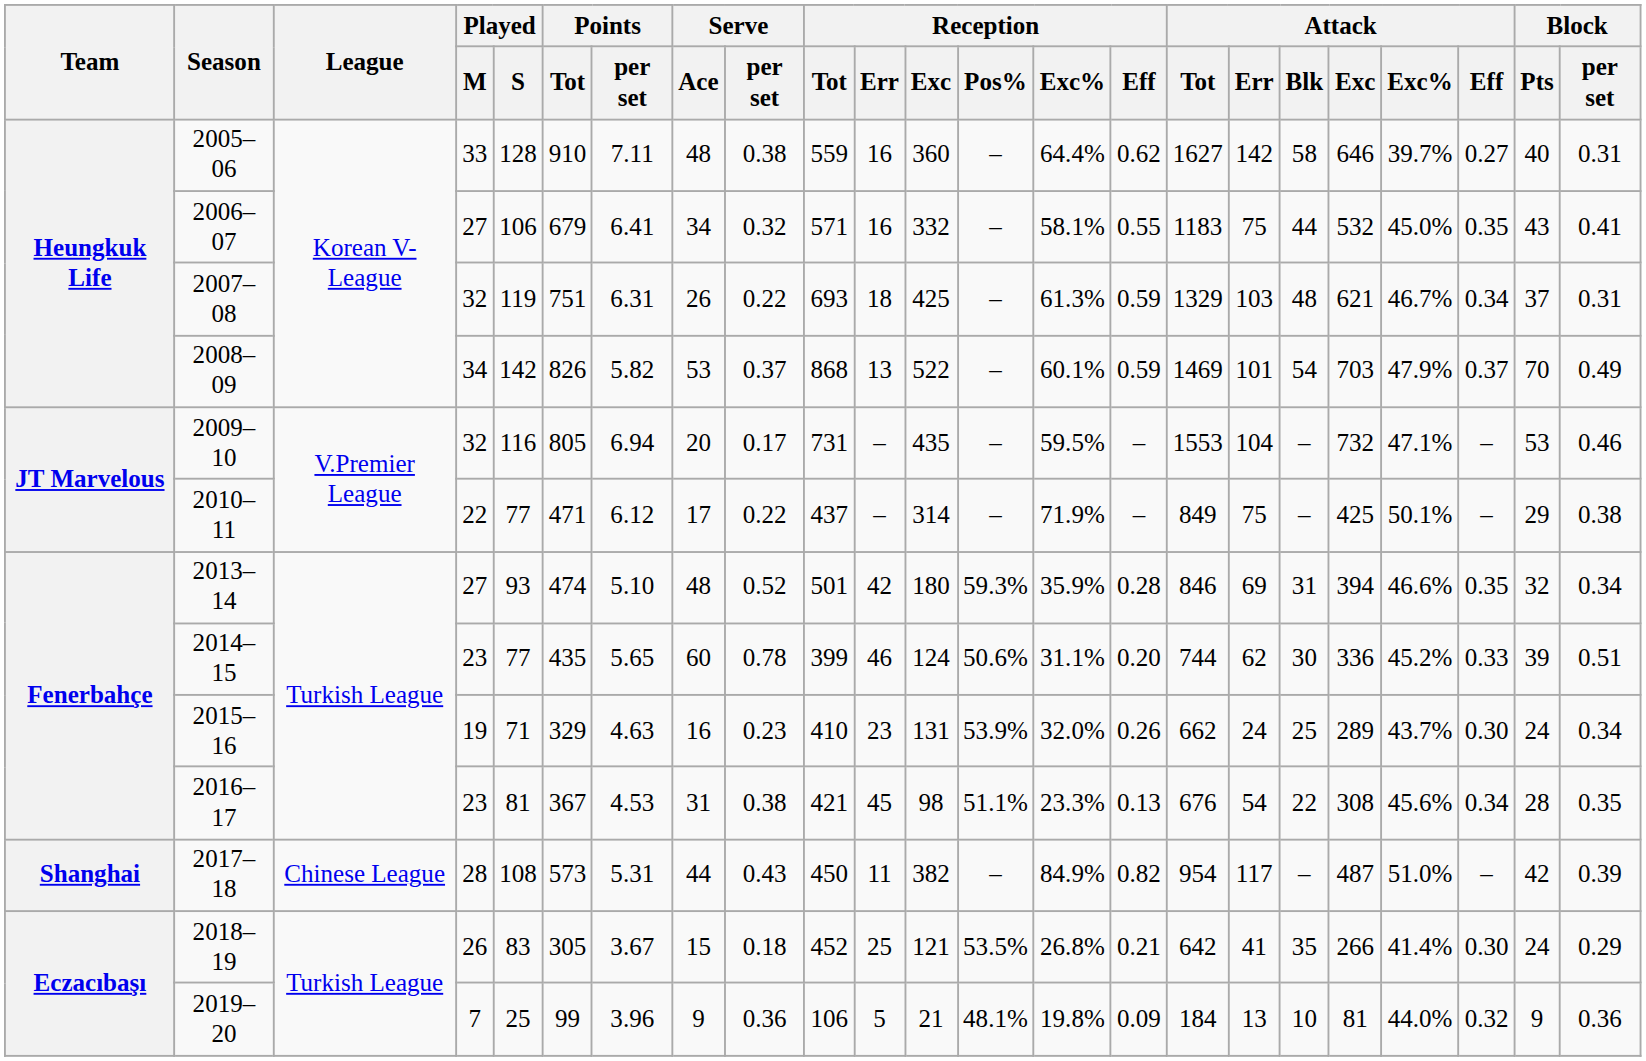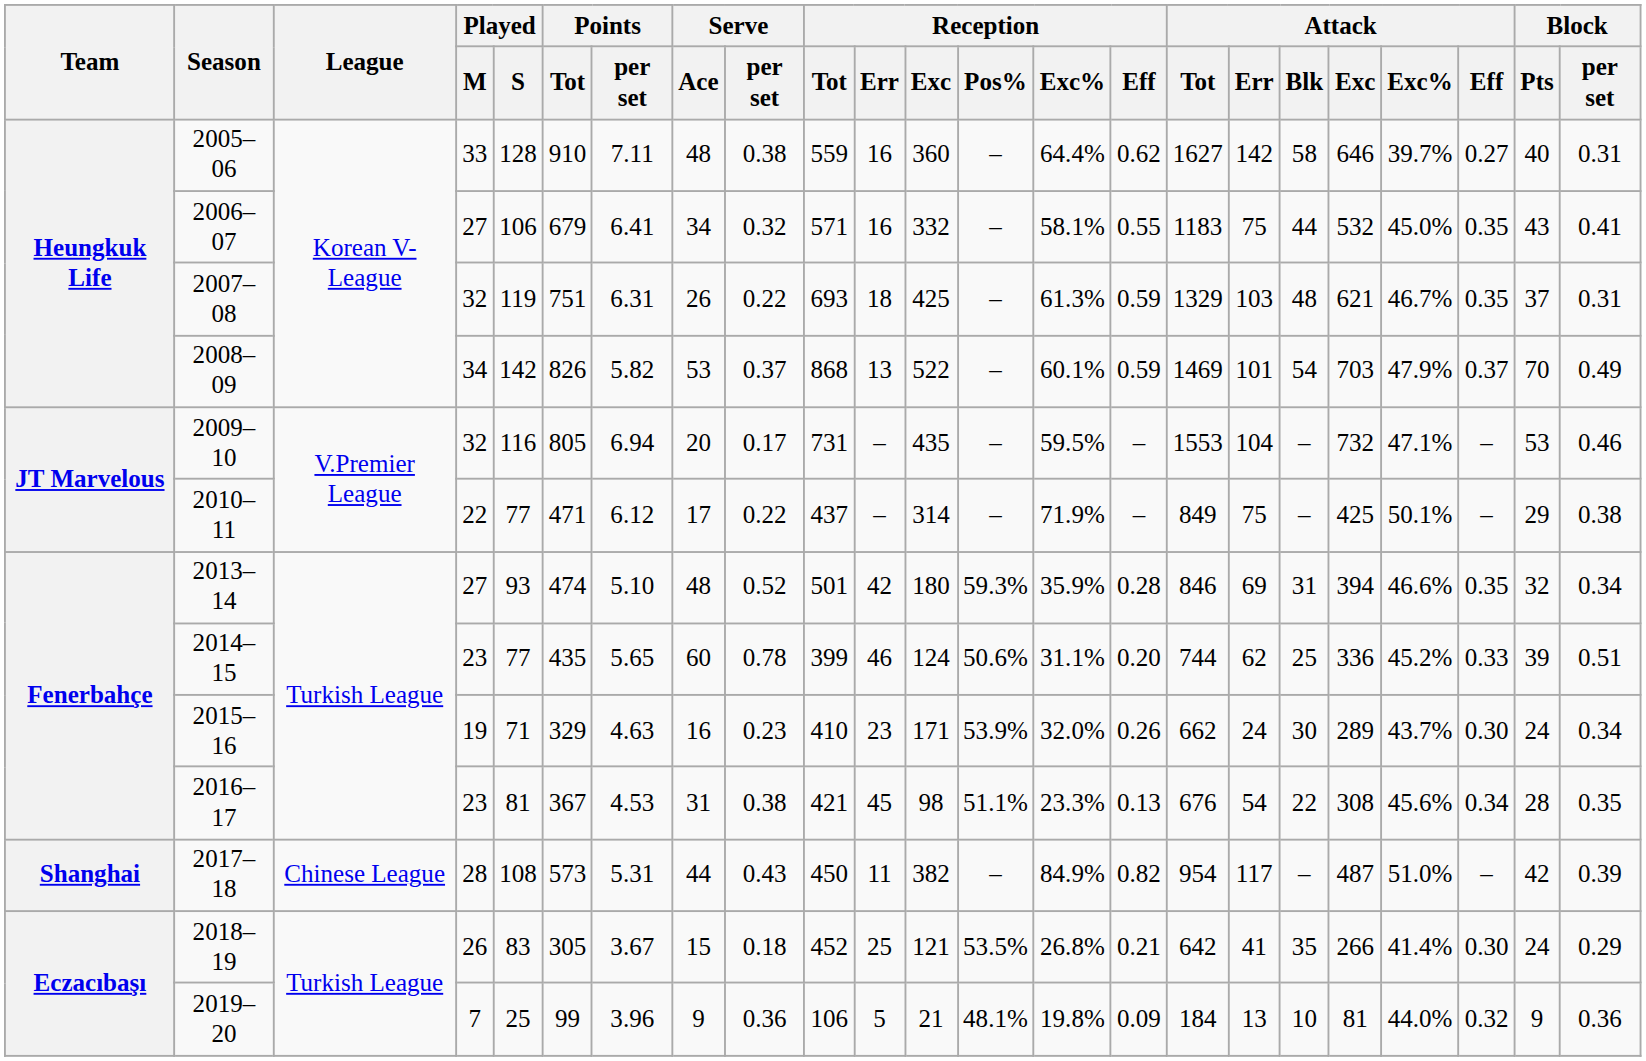(1487, 298) 0.34 -> (1487, 298) 0.35
(1304, 659) 30 -> (1304, 659) 25
(931, 731) 131 -> (931, 731) 171
(1304, 731) 25 -> (1304, 731) 30
